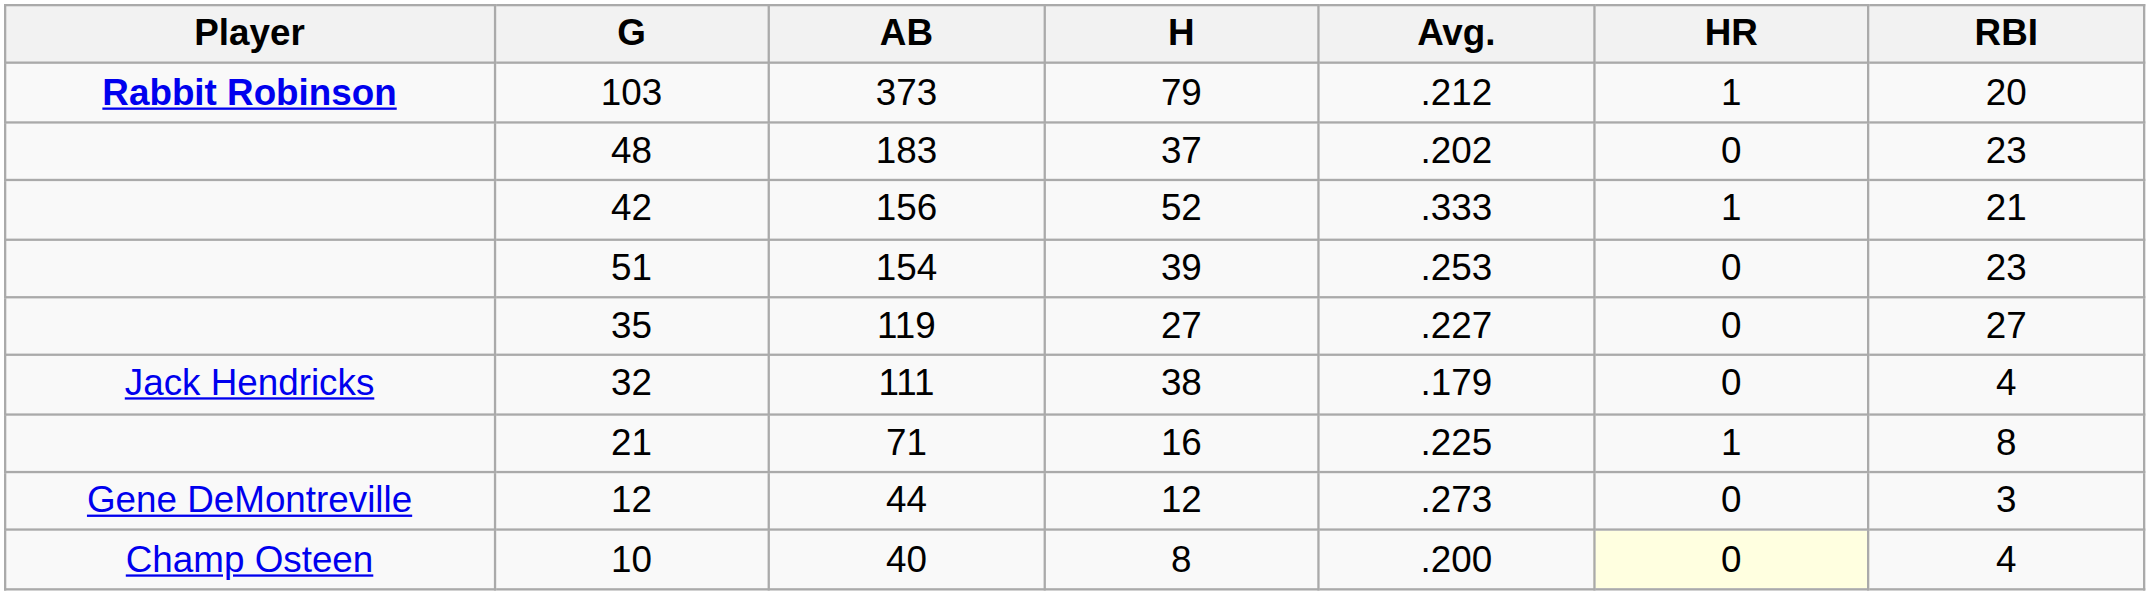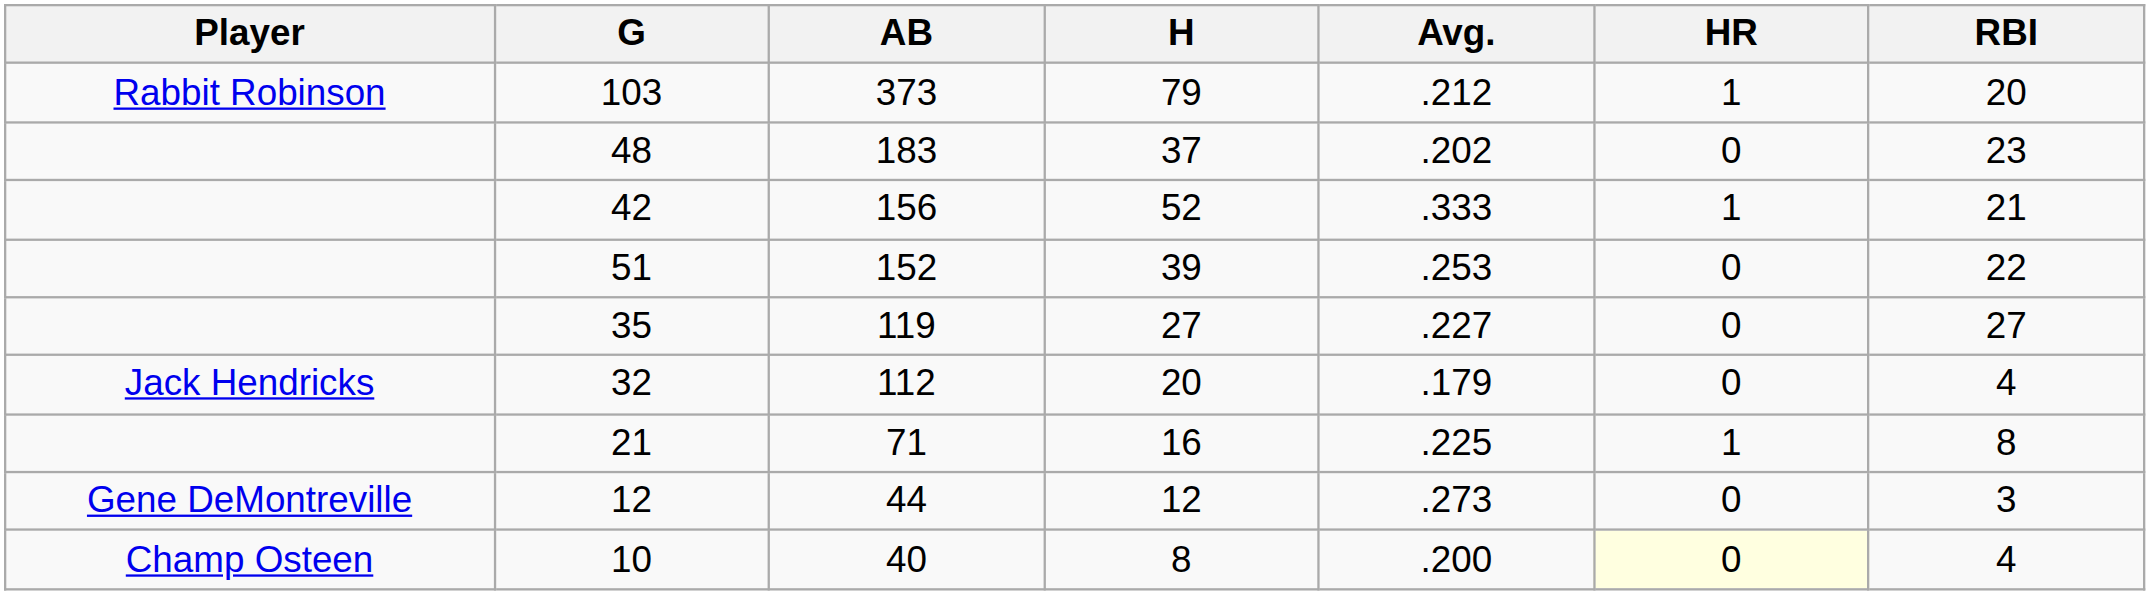(250, 92) bold -> (250, 92) normal
(906, 267) 154 -> (906, 267) 152
(2006, 267) 23 -> (2006, 267) 22
(906, 383) 111 -> (906, 383) 112
(1181, 383) 38 -> (1181, 383) 20
